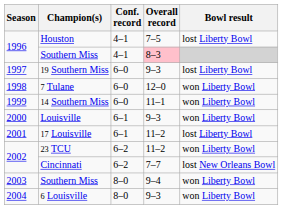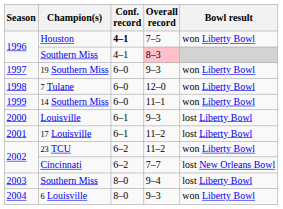(121, 39) normal -> (121, 39) bold
(217, 39) lost Liberty Bowl -> (219, 39) won Liberty Bowl
(217, 70) lost Liberty Bowl -> (219, 70) won Liberty Bowl
(219, 117) won Liberty Bowl -> (217, 117) lost Liberty Bowl
(219, 180) won Liberty Bowl -> (217, 180) lost Liberty Bowl
